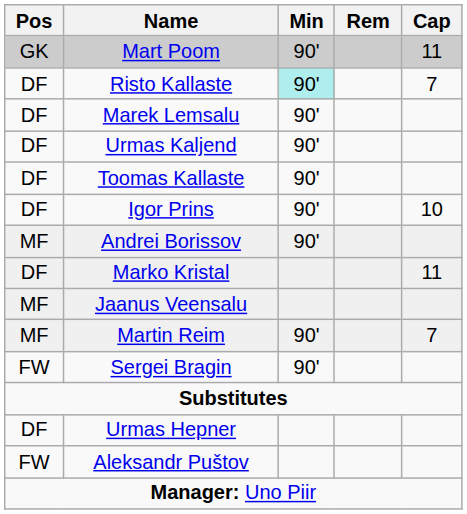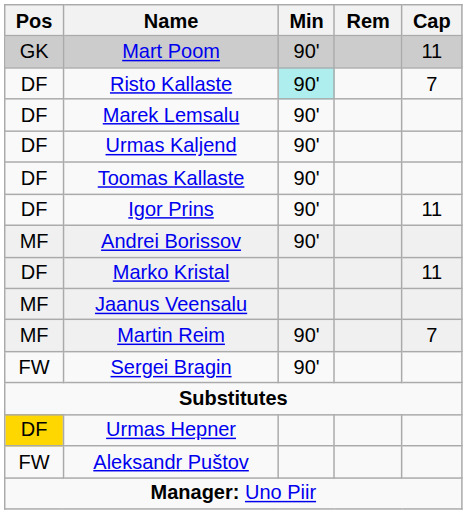(432, 209) 10 -> (432, 209) 11
(34, 430) no background -> (34, 430) gold background
